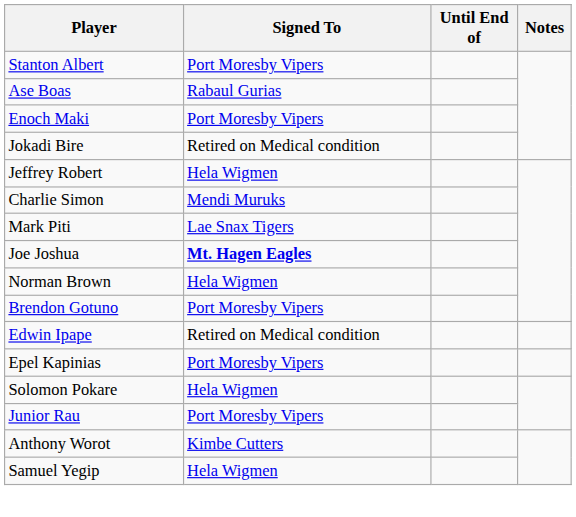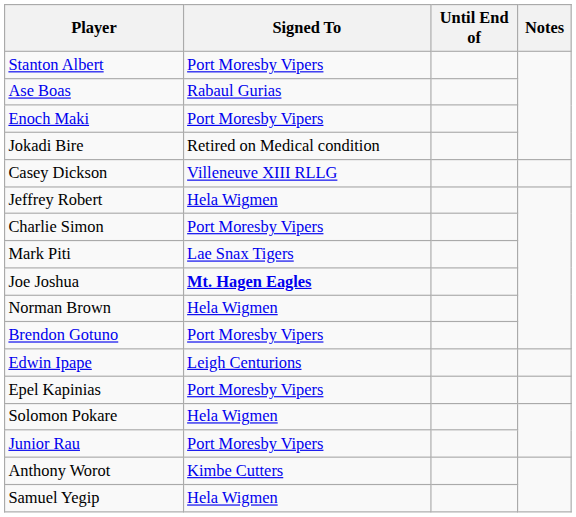+ row: (58, 173)
(236, 200) Mendi Muruks -> (255, 227) Port Moresby Vipers
(283, 335) Retired on Medical condition -> (244, 362) Leigh Centurions
